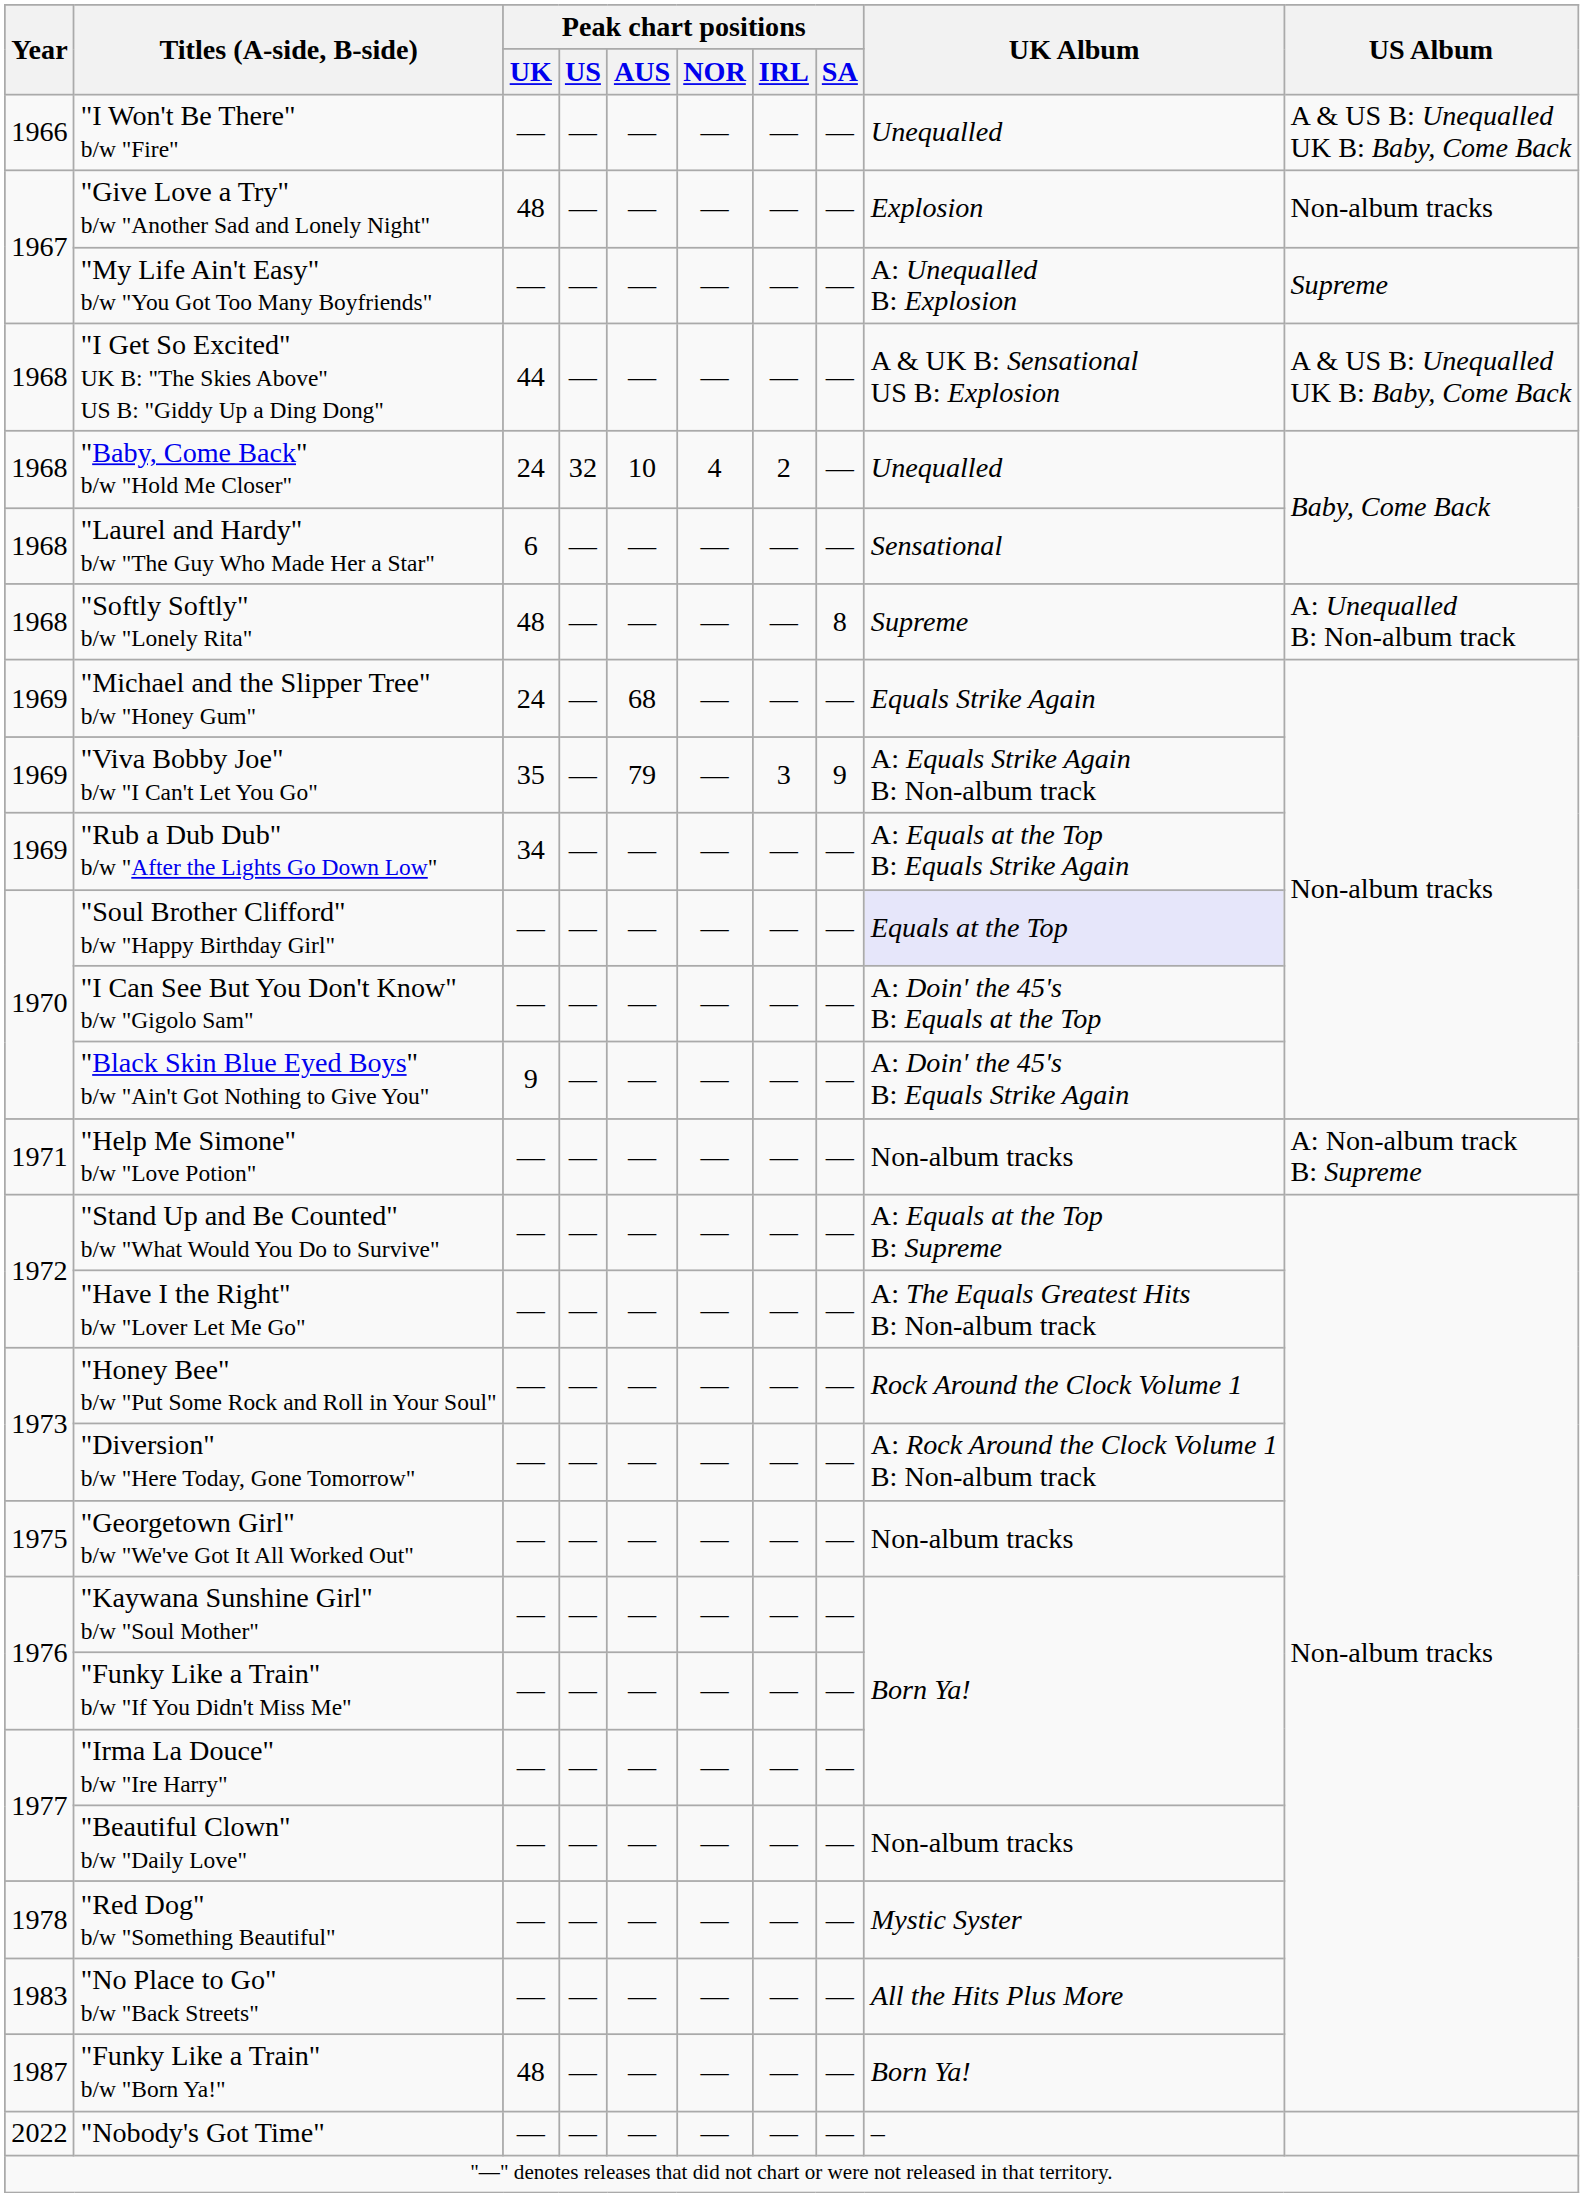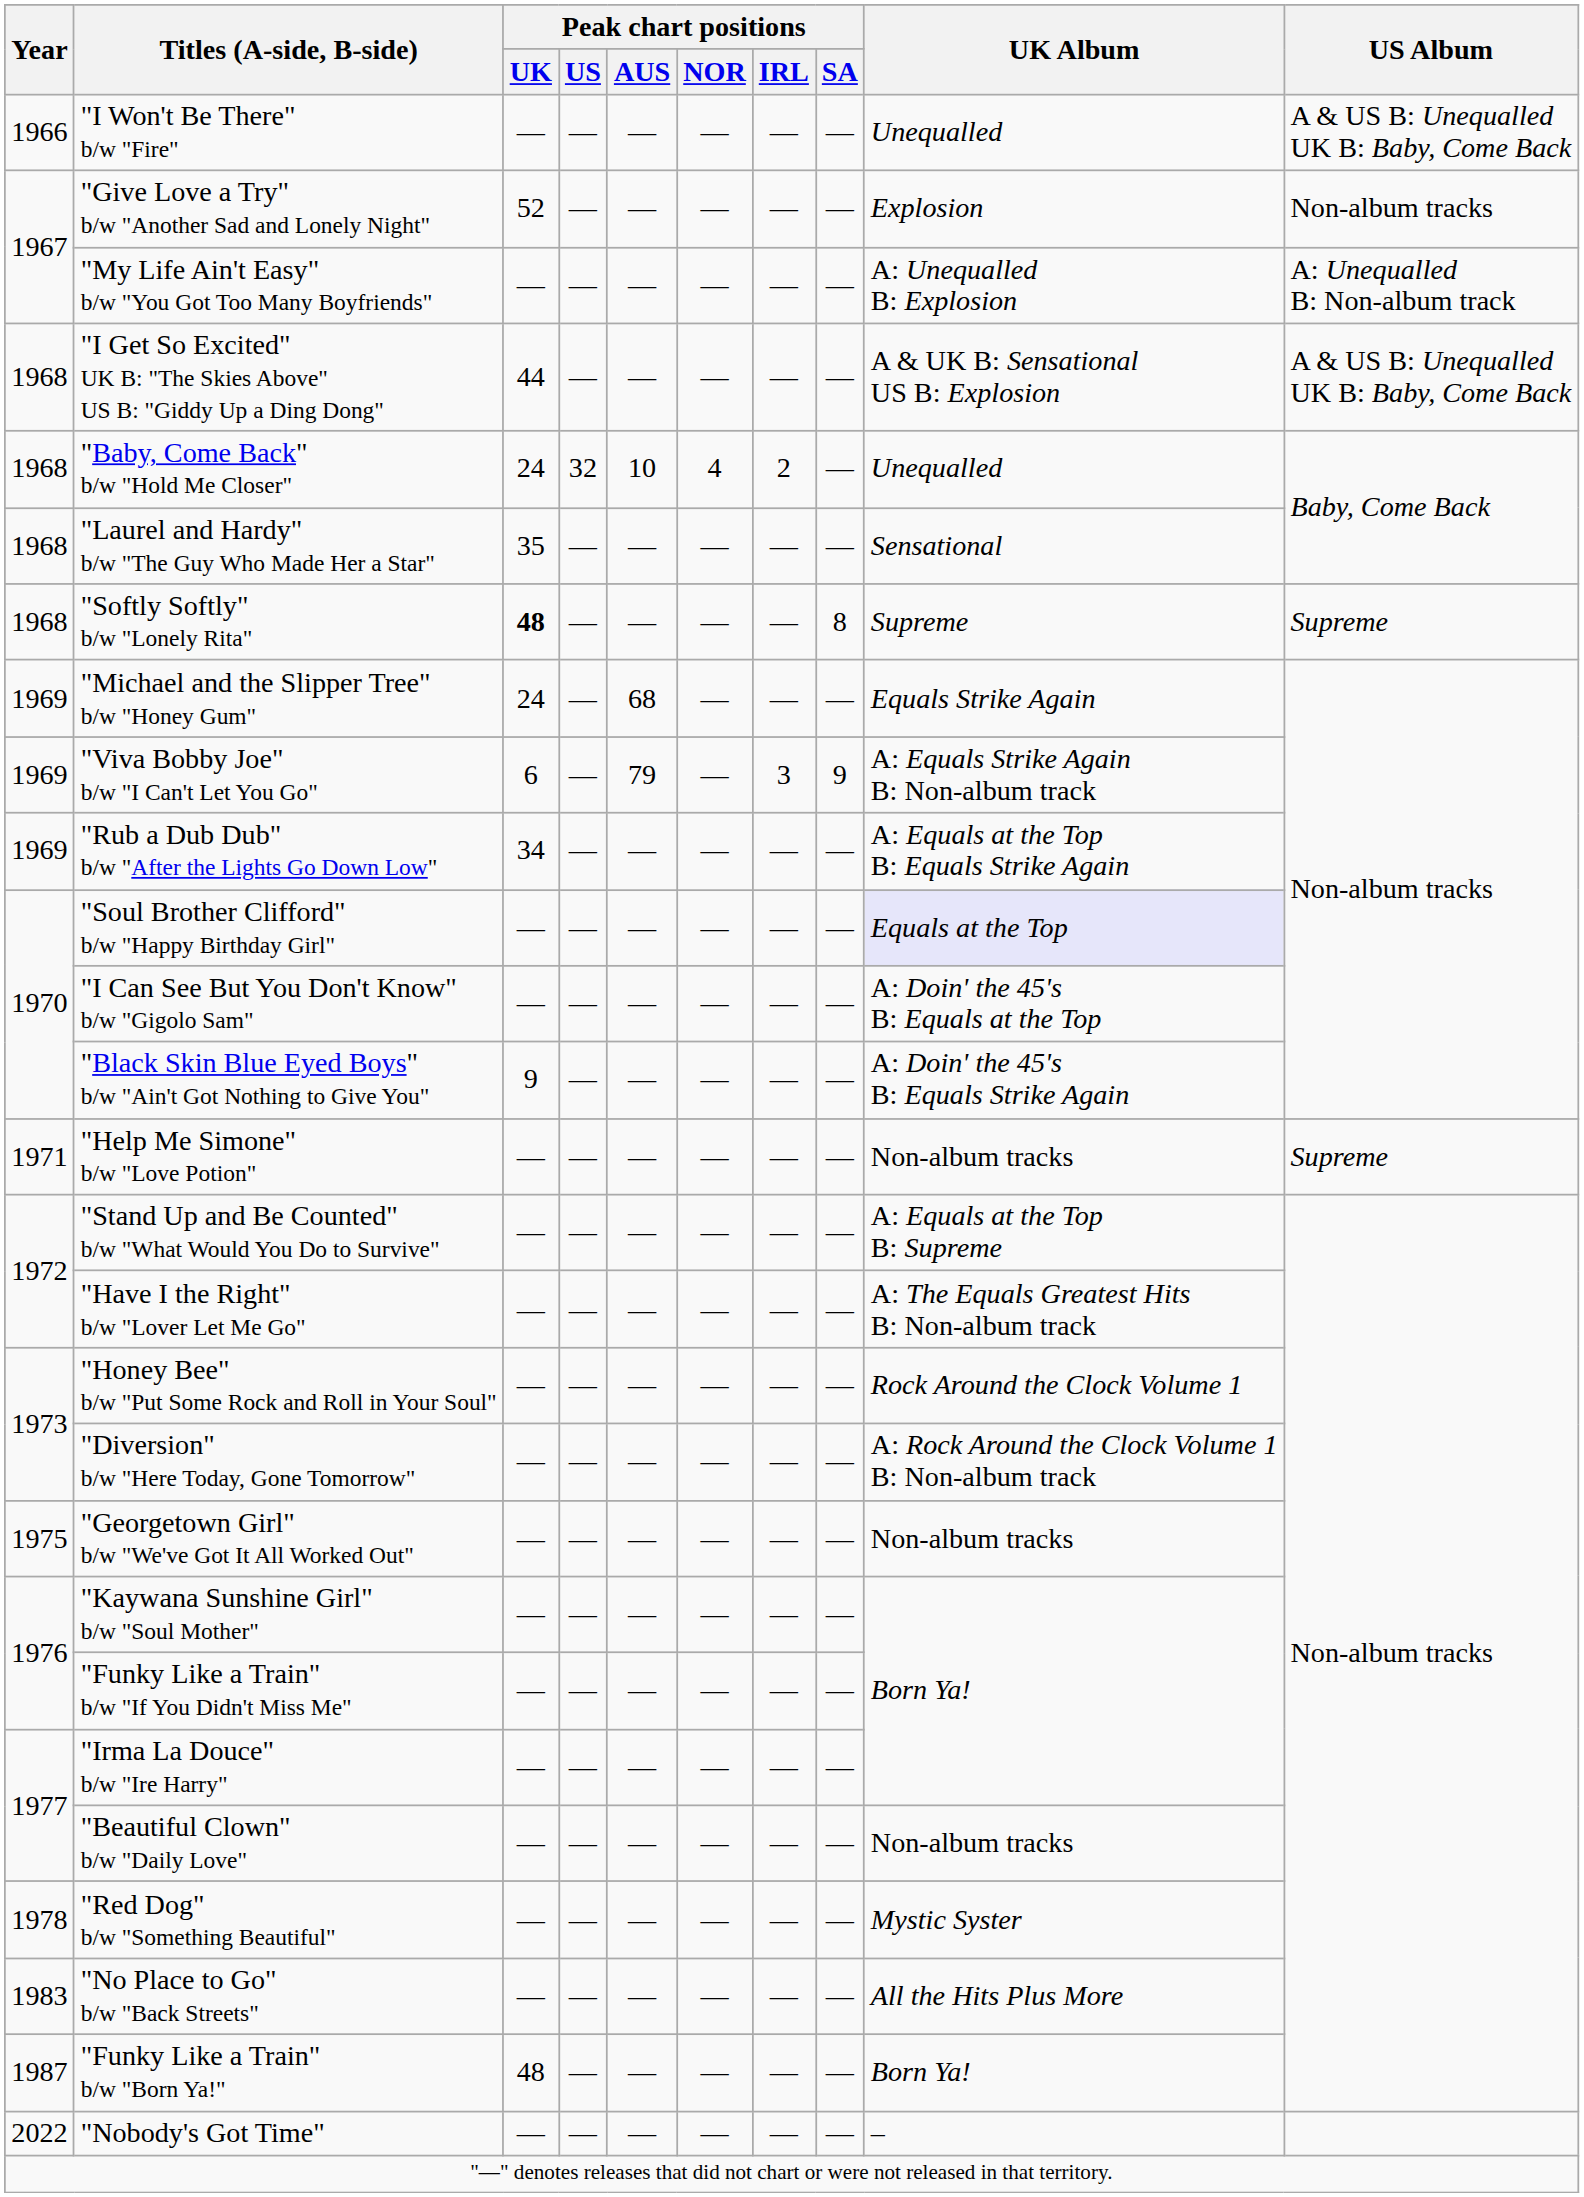(531, 208) 48 -> (531, 208) 52
(1339, 284) Supreme -> (1403, 284) A: Unequalled B: Non-album track
(531, 545) 6 -> (531, 545) 35
(531, 621) normal -> (531, 621) bold
(1403, 621) A: Unequalled B: Non-album track -> (1339, 621) Supreme
(531, 774) 35 -> (531, 774) 6
(1404, 1156) A: Non-album track B: Supreme -> (1339, 1156) Supreme
